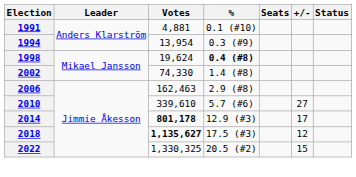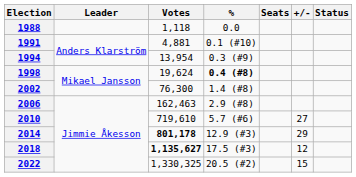+ row: (29, 27)
(176, 73) 74,330 -> (176, 88) 76,300
(176, 104) 339,610 -> (176, 119) 719,610
(302, 119) 17 -> (302, 134) 29
